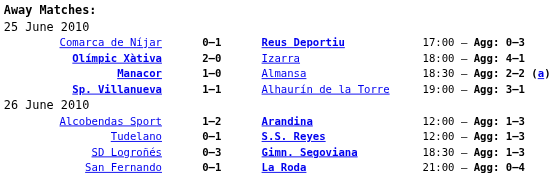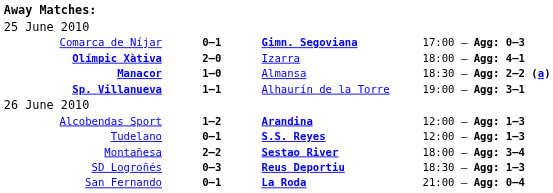(303, 43) Reus Deportiu -> (310, 43) Gimn. Segoviana
+ row: (133, 152)
(310, 152) Gimn. Segoviana -> (303, 167) Reus Deportiu
